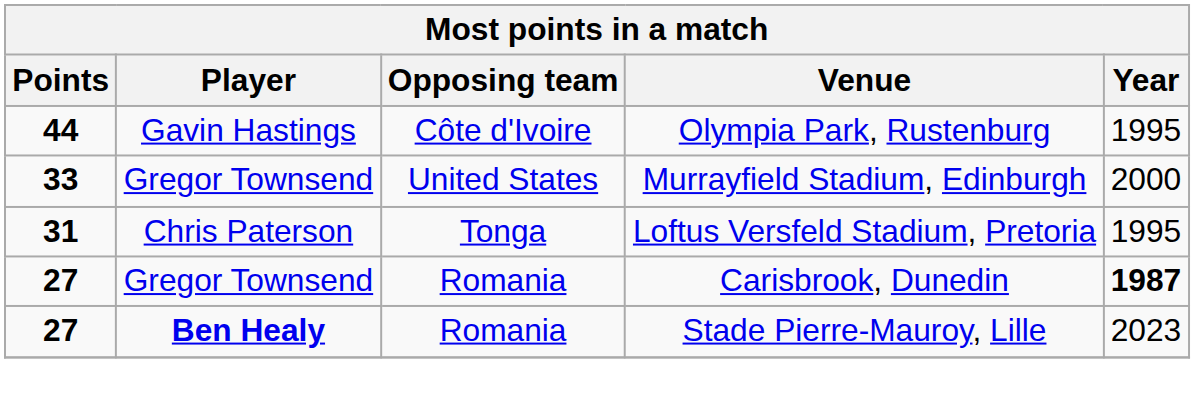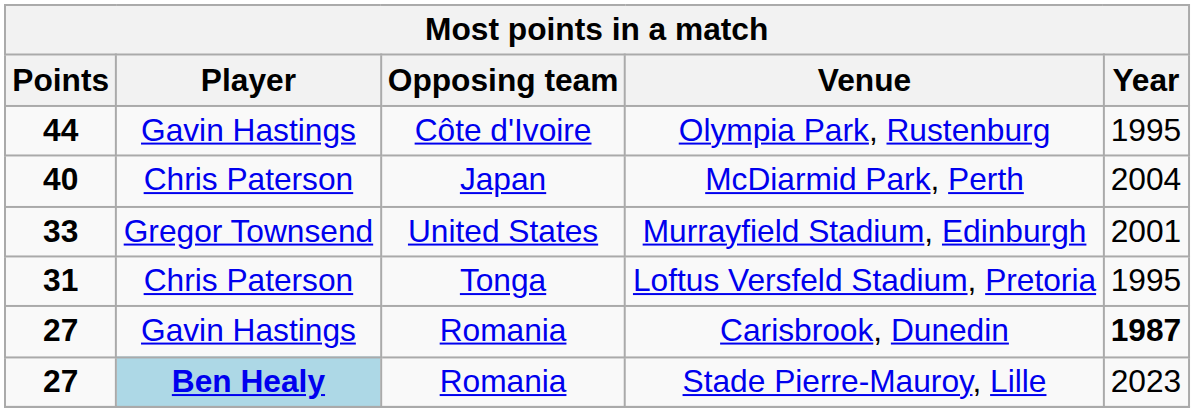+ row: (865, 180)
(1146, 180) 2000 -> (1146, 230) 2001
(248, 280) Gregor Townsend -> (248, 331) Gavin Hastings
(248, 331) no background -> (248, 381) lightblue background
